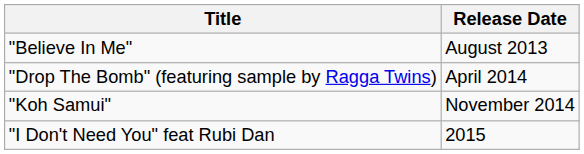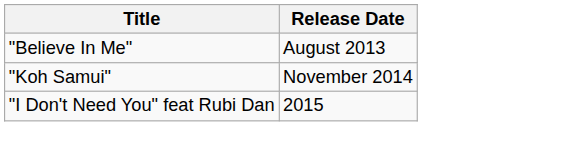- row: (223, 76)
